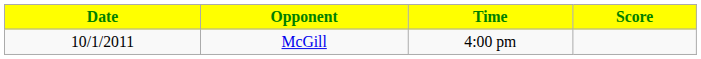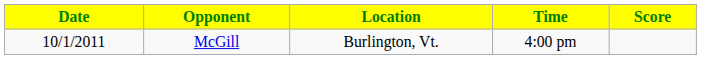+ column: (391, 16)
